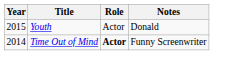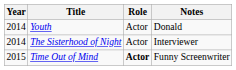(16, 27) 2015 -> (16, 27) 2014
+ row: (76, 42)
(16, 42) 2014 -> (16, 57) 2015
